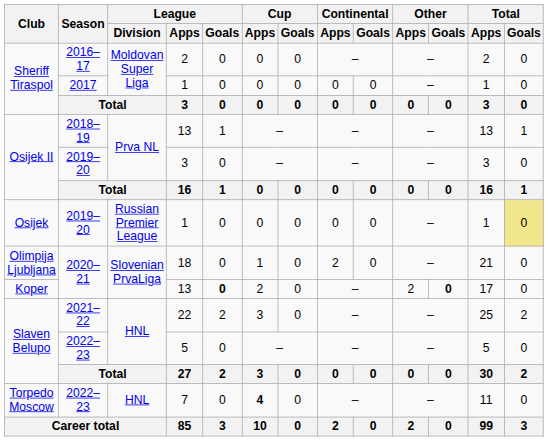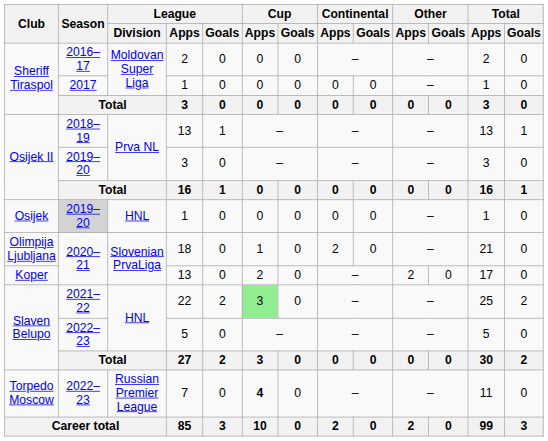(83, 223) no background -> (83, 216) lightgrey background
(137, 223) Russian Premier League -> (137, 216) HNL
(524, 223) khaki background -> (524, 216) no background
(222, 289) bold -> (222, 275) normal
(448, 289) bold -> (448, 275) normal
(260, 315) no background -> (260, 301) lightgreen background
(137, 400) HNL -> (137, 393) Russian Premier League
